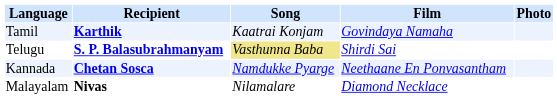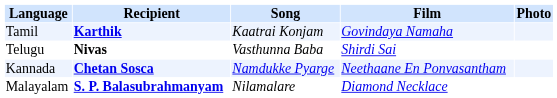(148, 50) S. P. Balasubrahmanyam -> (90, 50) Nivas
(278, 50) khaki background -> (278, 50) no background
(90, 86) Nivas -> (148, 86) S. P. Balasubrahmanyam
